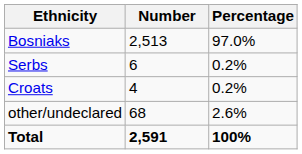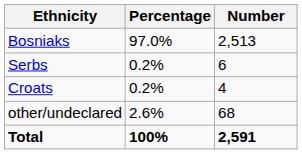columns swapped: (167, 16) <-> (253, 16)
